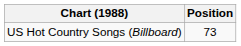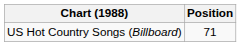(210, 32) 73 -> (210, 32) 71
